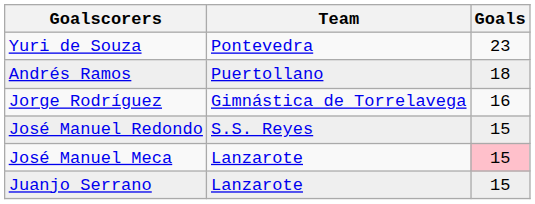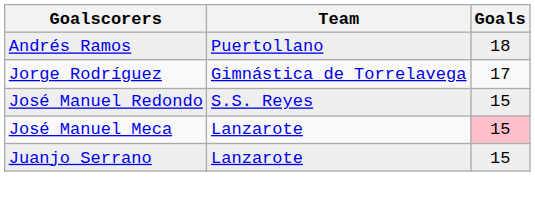- row: (75, 46)
(500, 102) 16 -> (500, 74) 17
